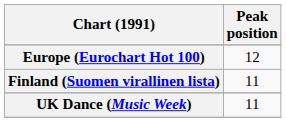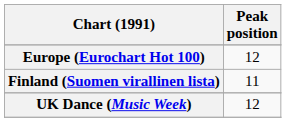(252, 104) 11 -> (252, 104) 12
